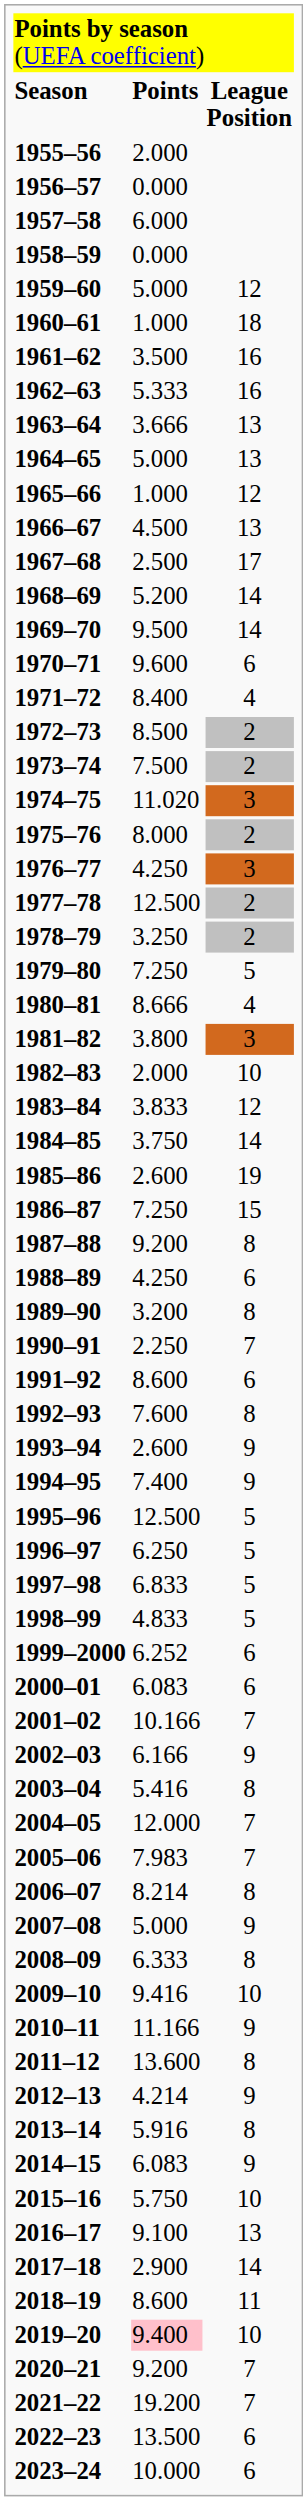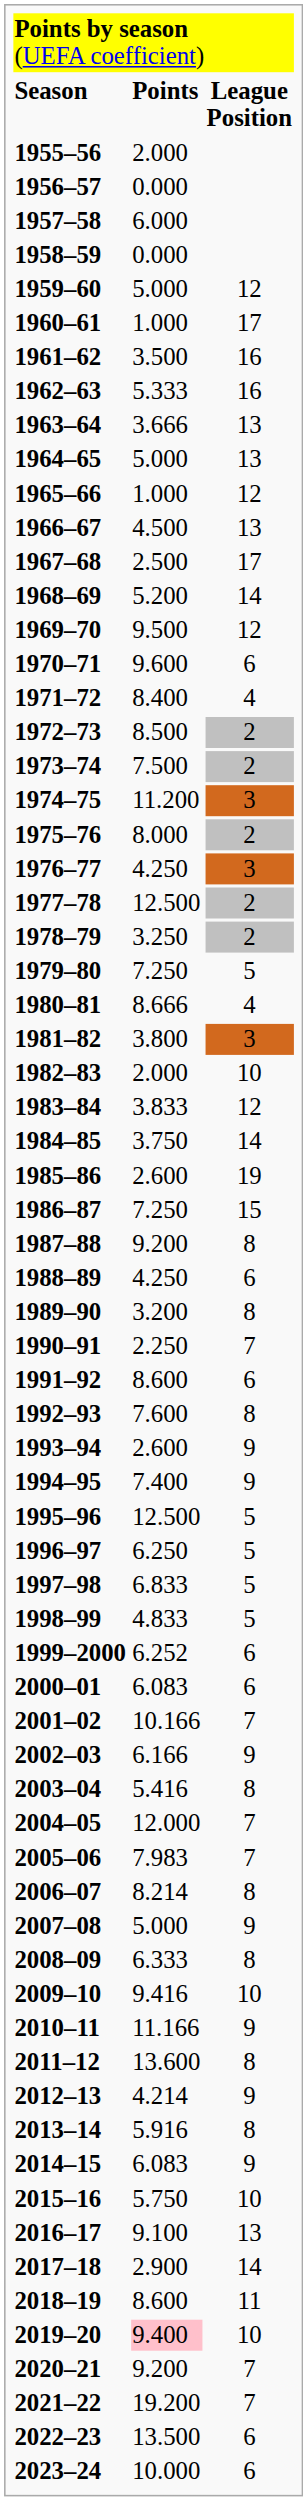(249, 323) 18 -> (249, 323) 17
(249, 630) 14 -> (249, 630) 12
(166, 800) 11.020 -> (166, 800) 11.200
